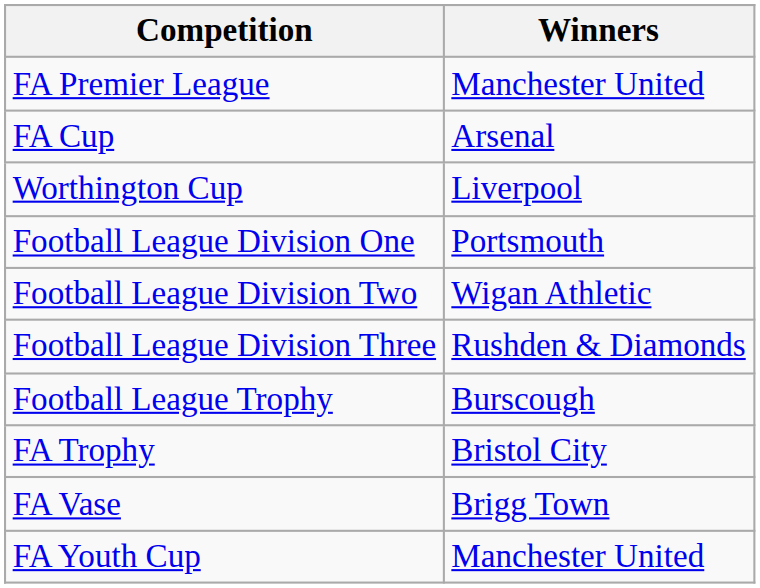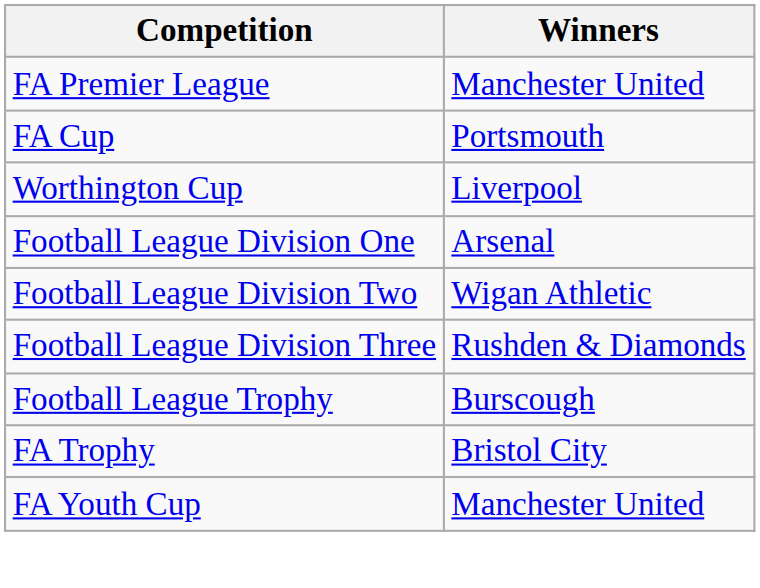(503, 135) Arsenal -> (528, 135) Portsmouth
(528, 240) Portsmouth -> (503, 240) Arsenal
- row: (67, 503)
